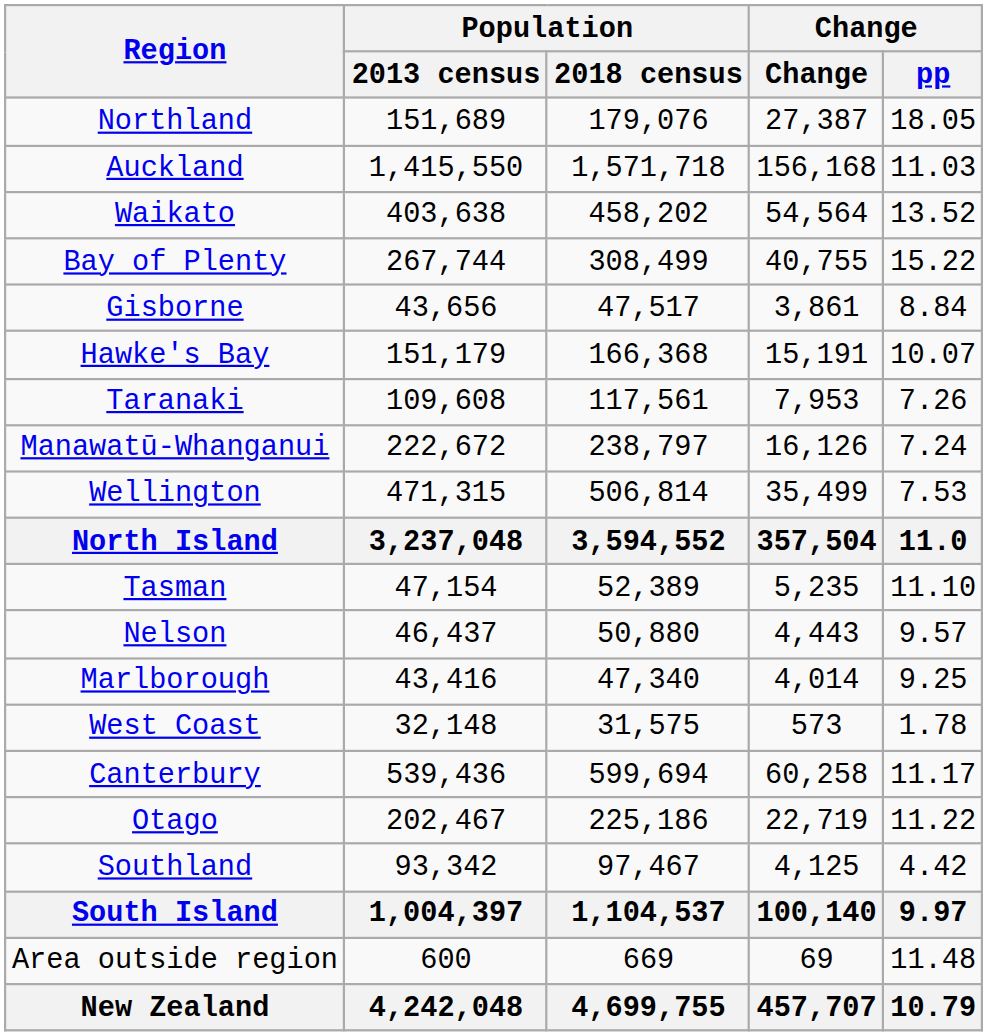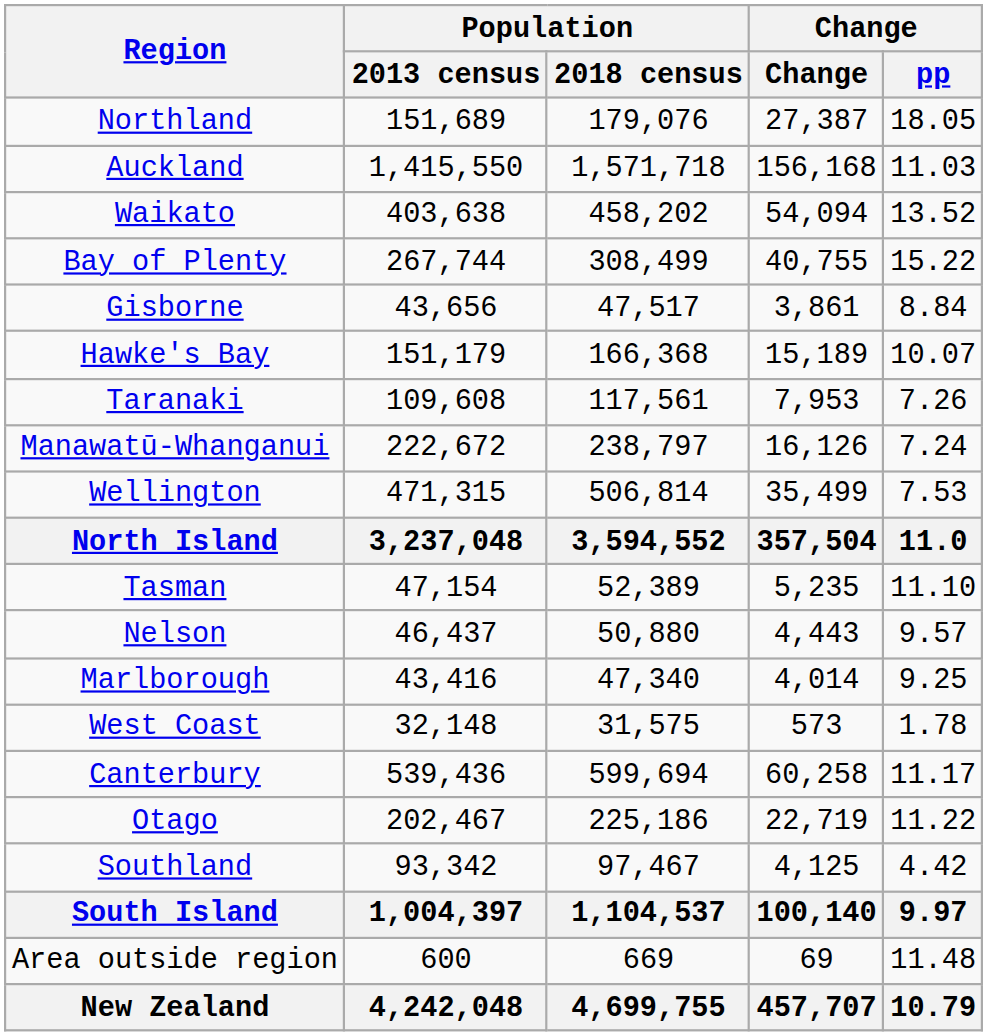(817, 215) 54,564 -> (817, 215) 54,094
(817, 355) 15,191 -> (817, 355) 15,189
